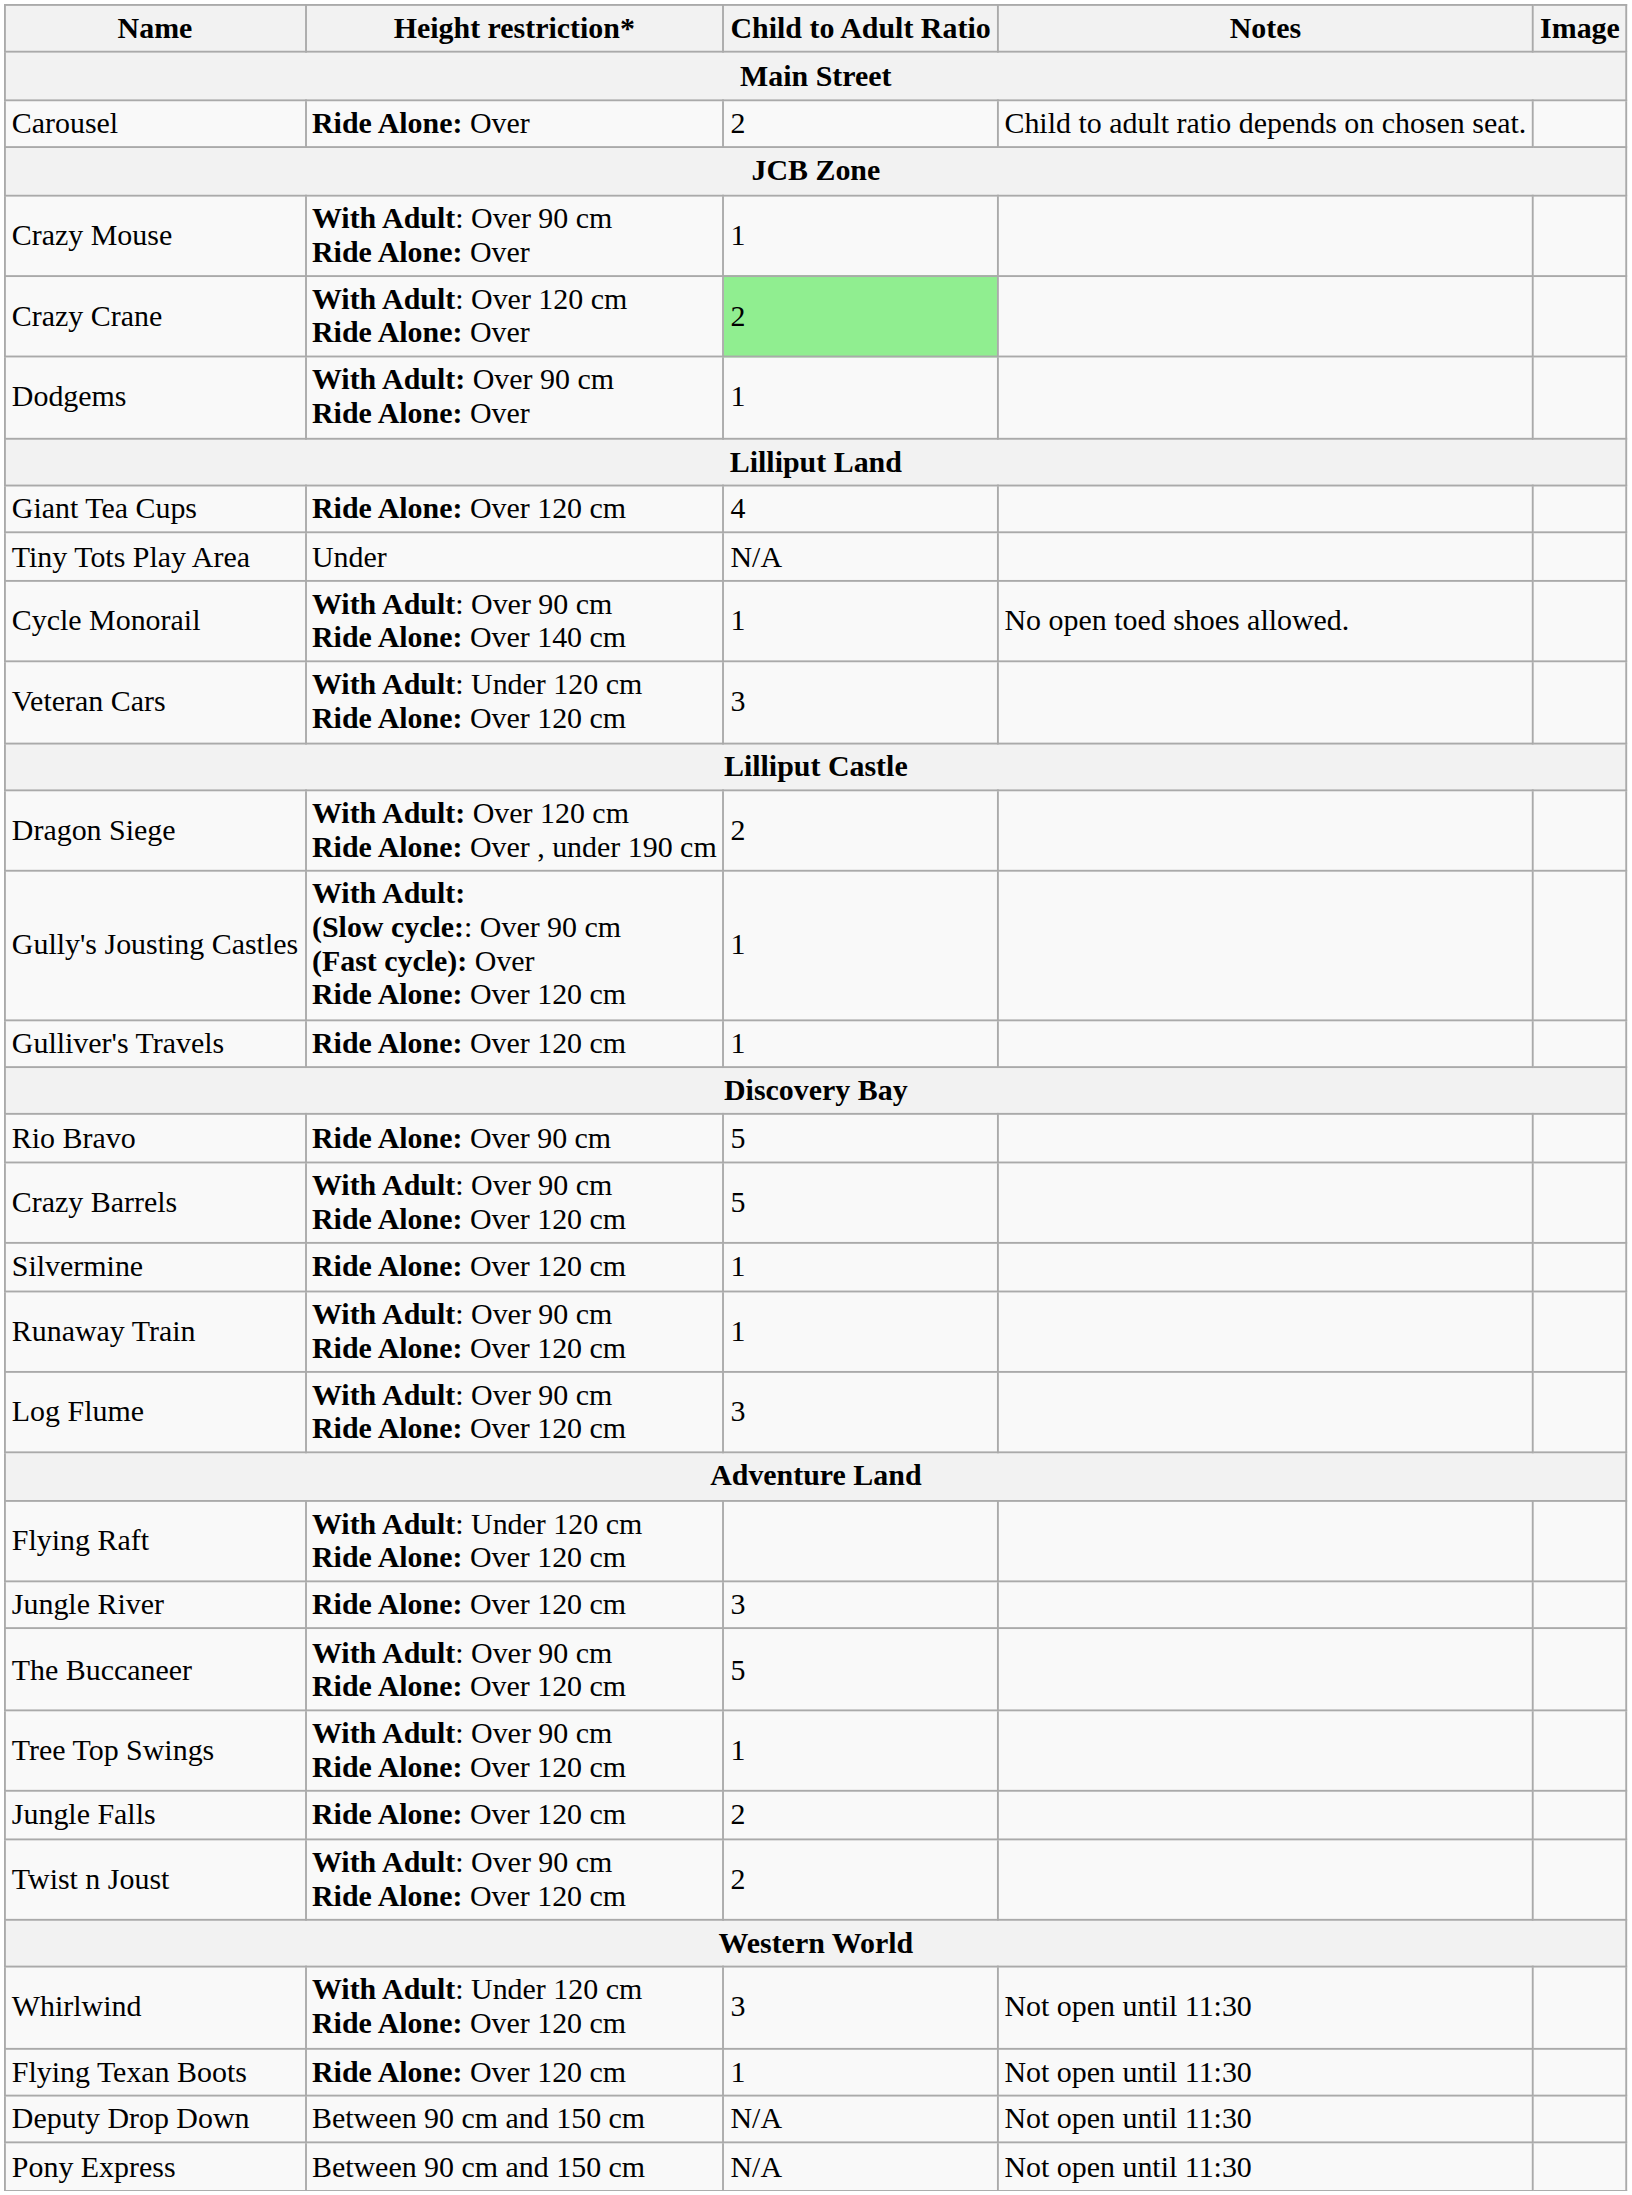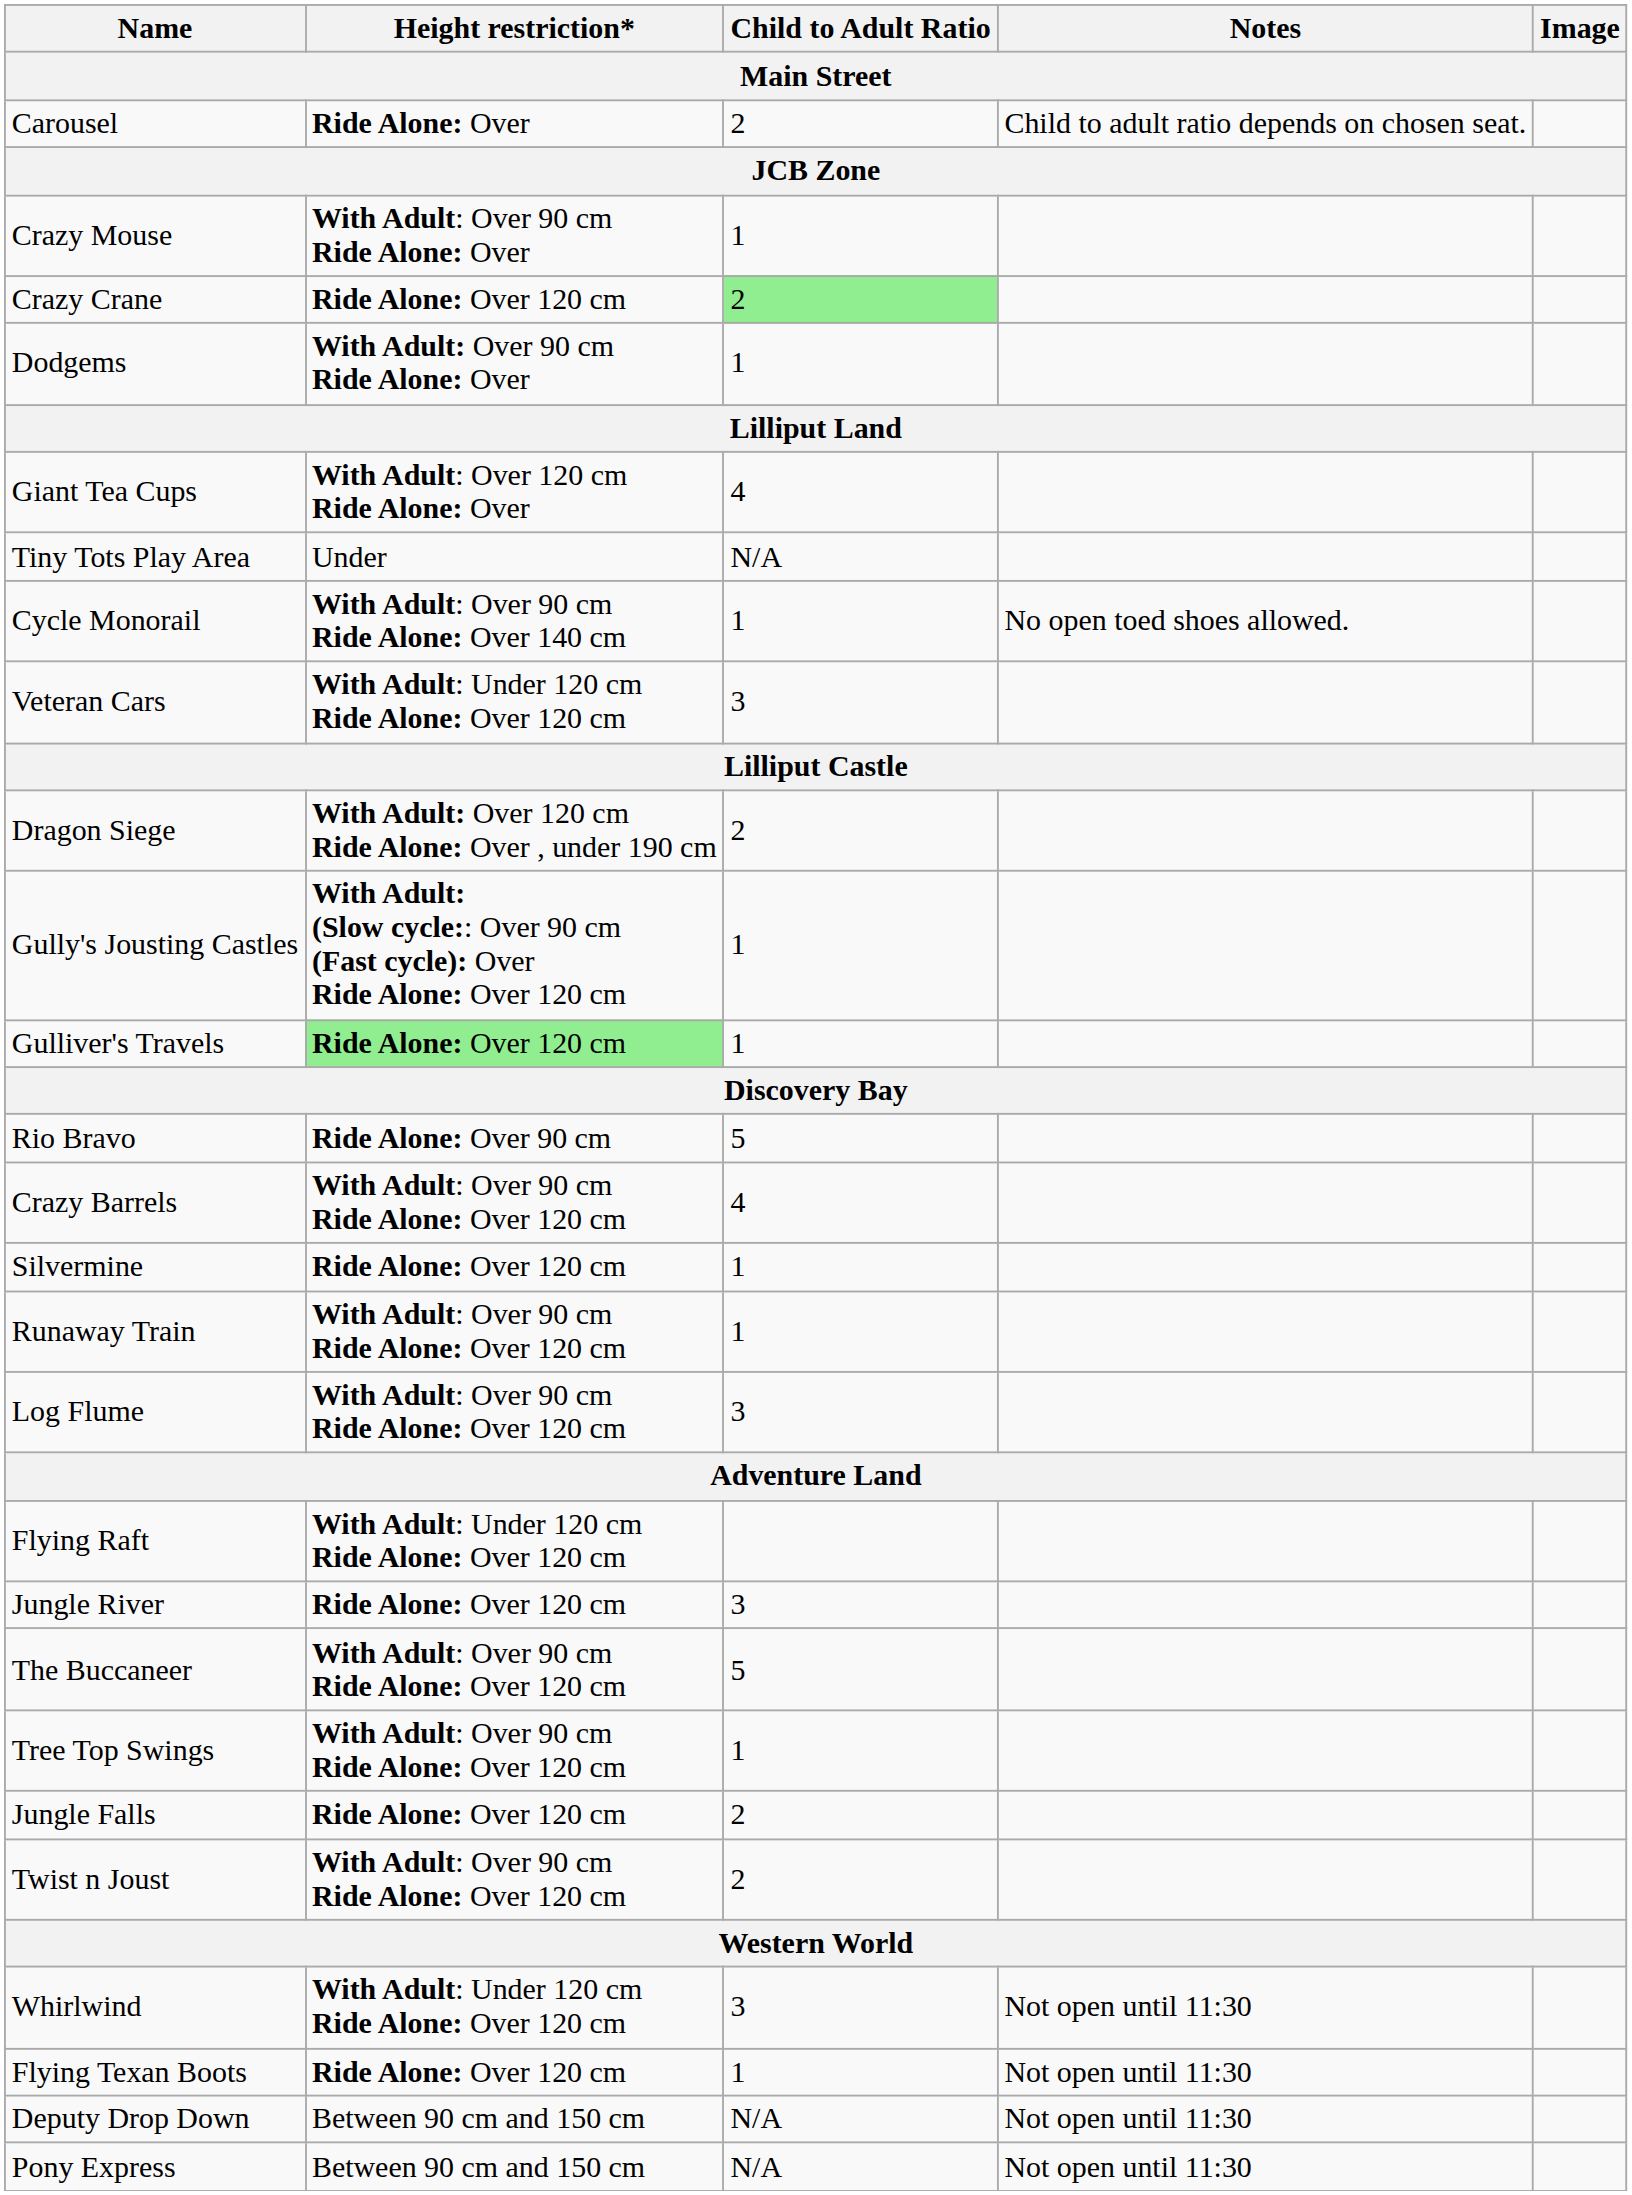(470, 315) With Adult: Over 120 cm Ride Alone: Over -> (469, 299) Ride Alone: Over 120 cm
(469, 508) Ride Alone: Over 120 cm -> (470, 491) With Adult: Over 120 cm Ride Alone: Over
(469, 1042) no background -> (469, 1042) lightgreen background
(738, 1202) 5 -> (738, 1202) 4
